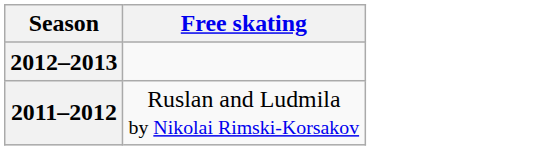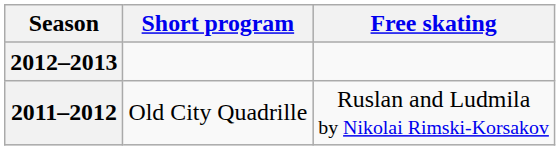+ column: (218, 23)
